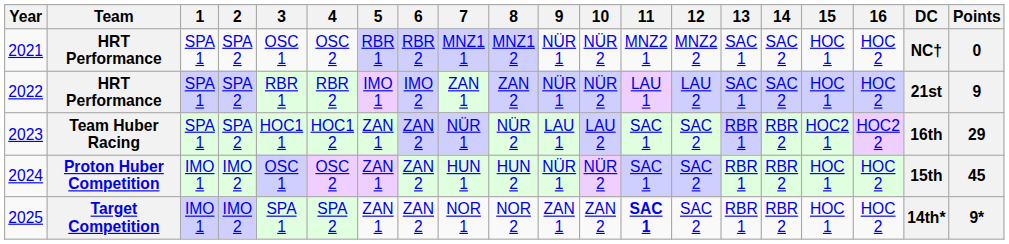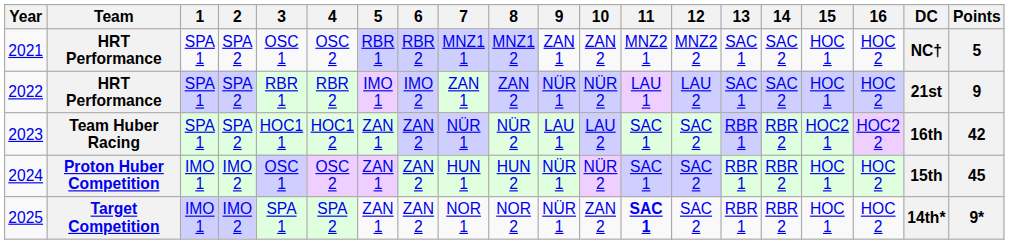(559, 50) NÜR 1 -> (559, 50) ZAN 1
(600, 50) NÜR 2 -> (600, 50) ZAN 2
(977, 50) 0 -> (977, 50) 5
(977, 134) 29 -> (977, 134) 42
(559, 217) ZAN 1 -> (559, 217) NÜR 1
